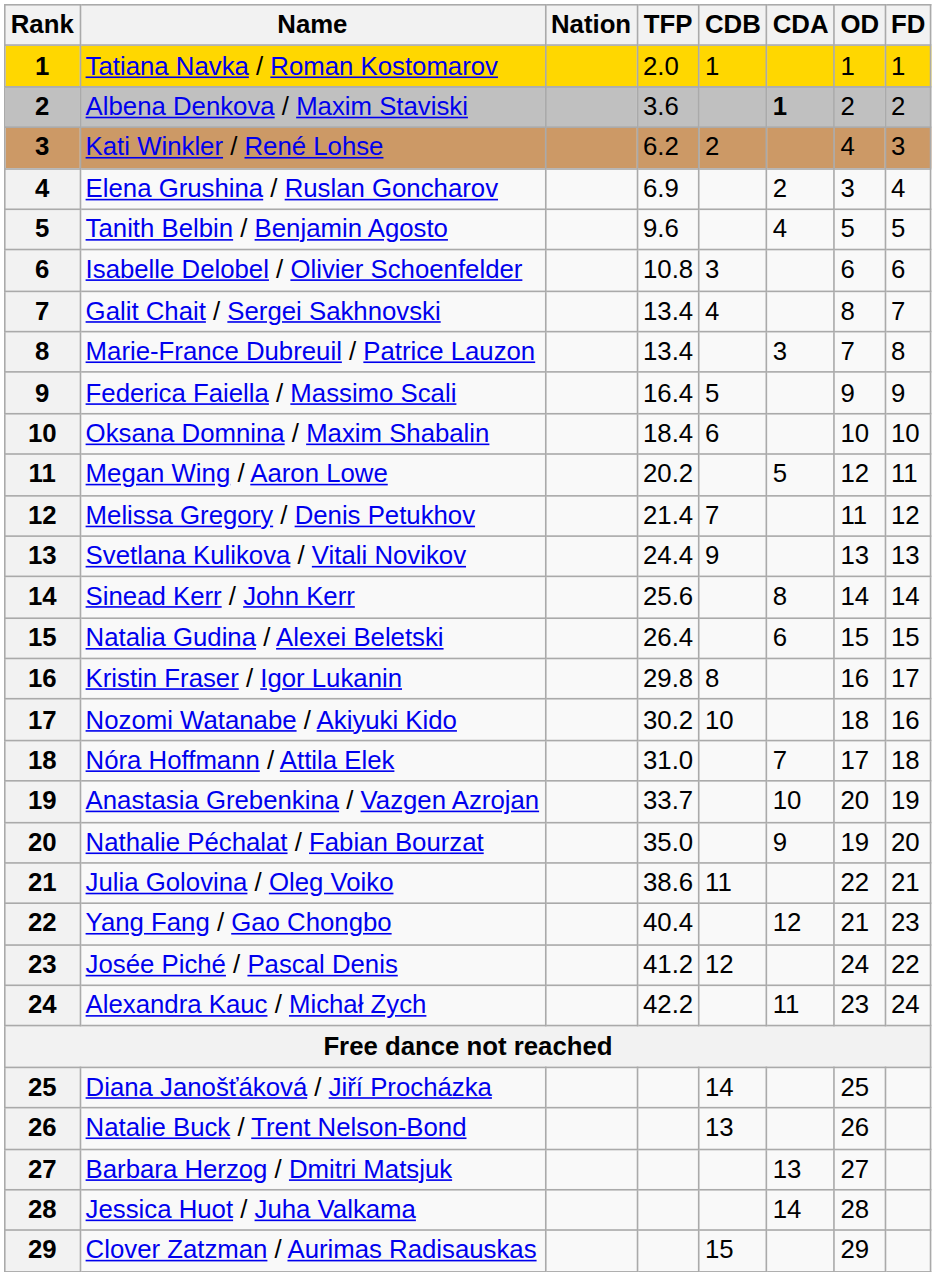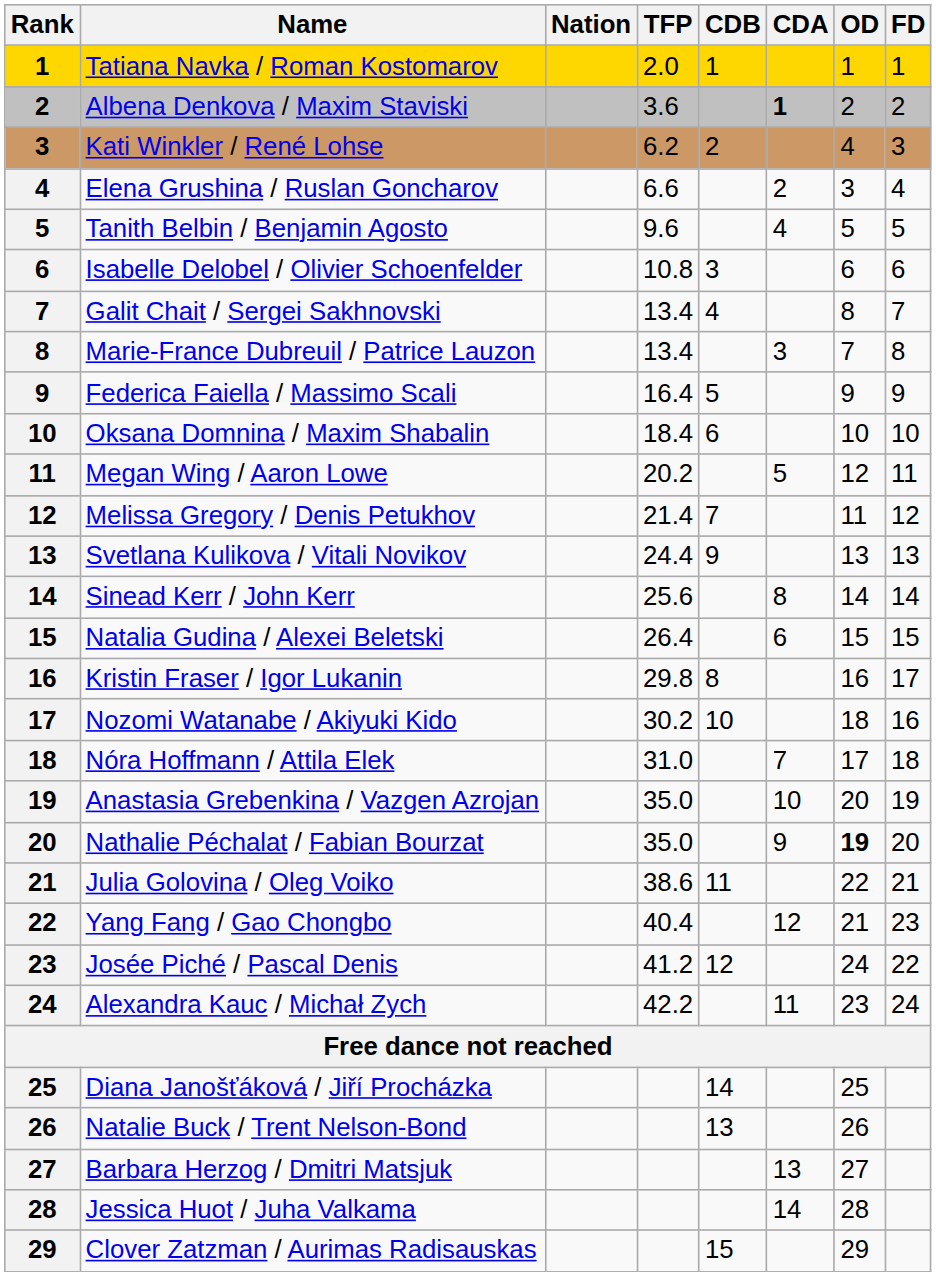(661, 188) 6.9 -> (661, 188) 6.6
(668, 801) 33.7 -> (668, 801) 35.0
(855, 842) normal -> (855, 842) bold
